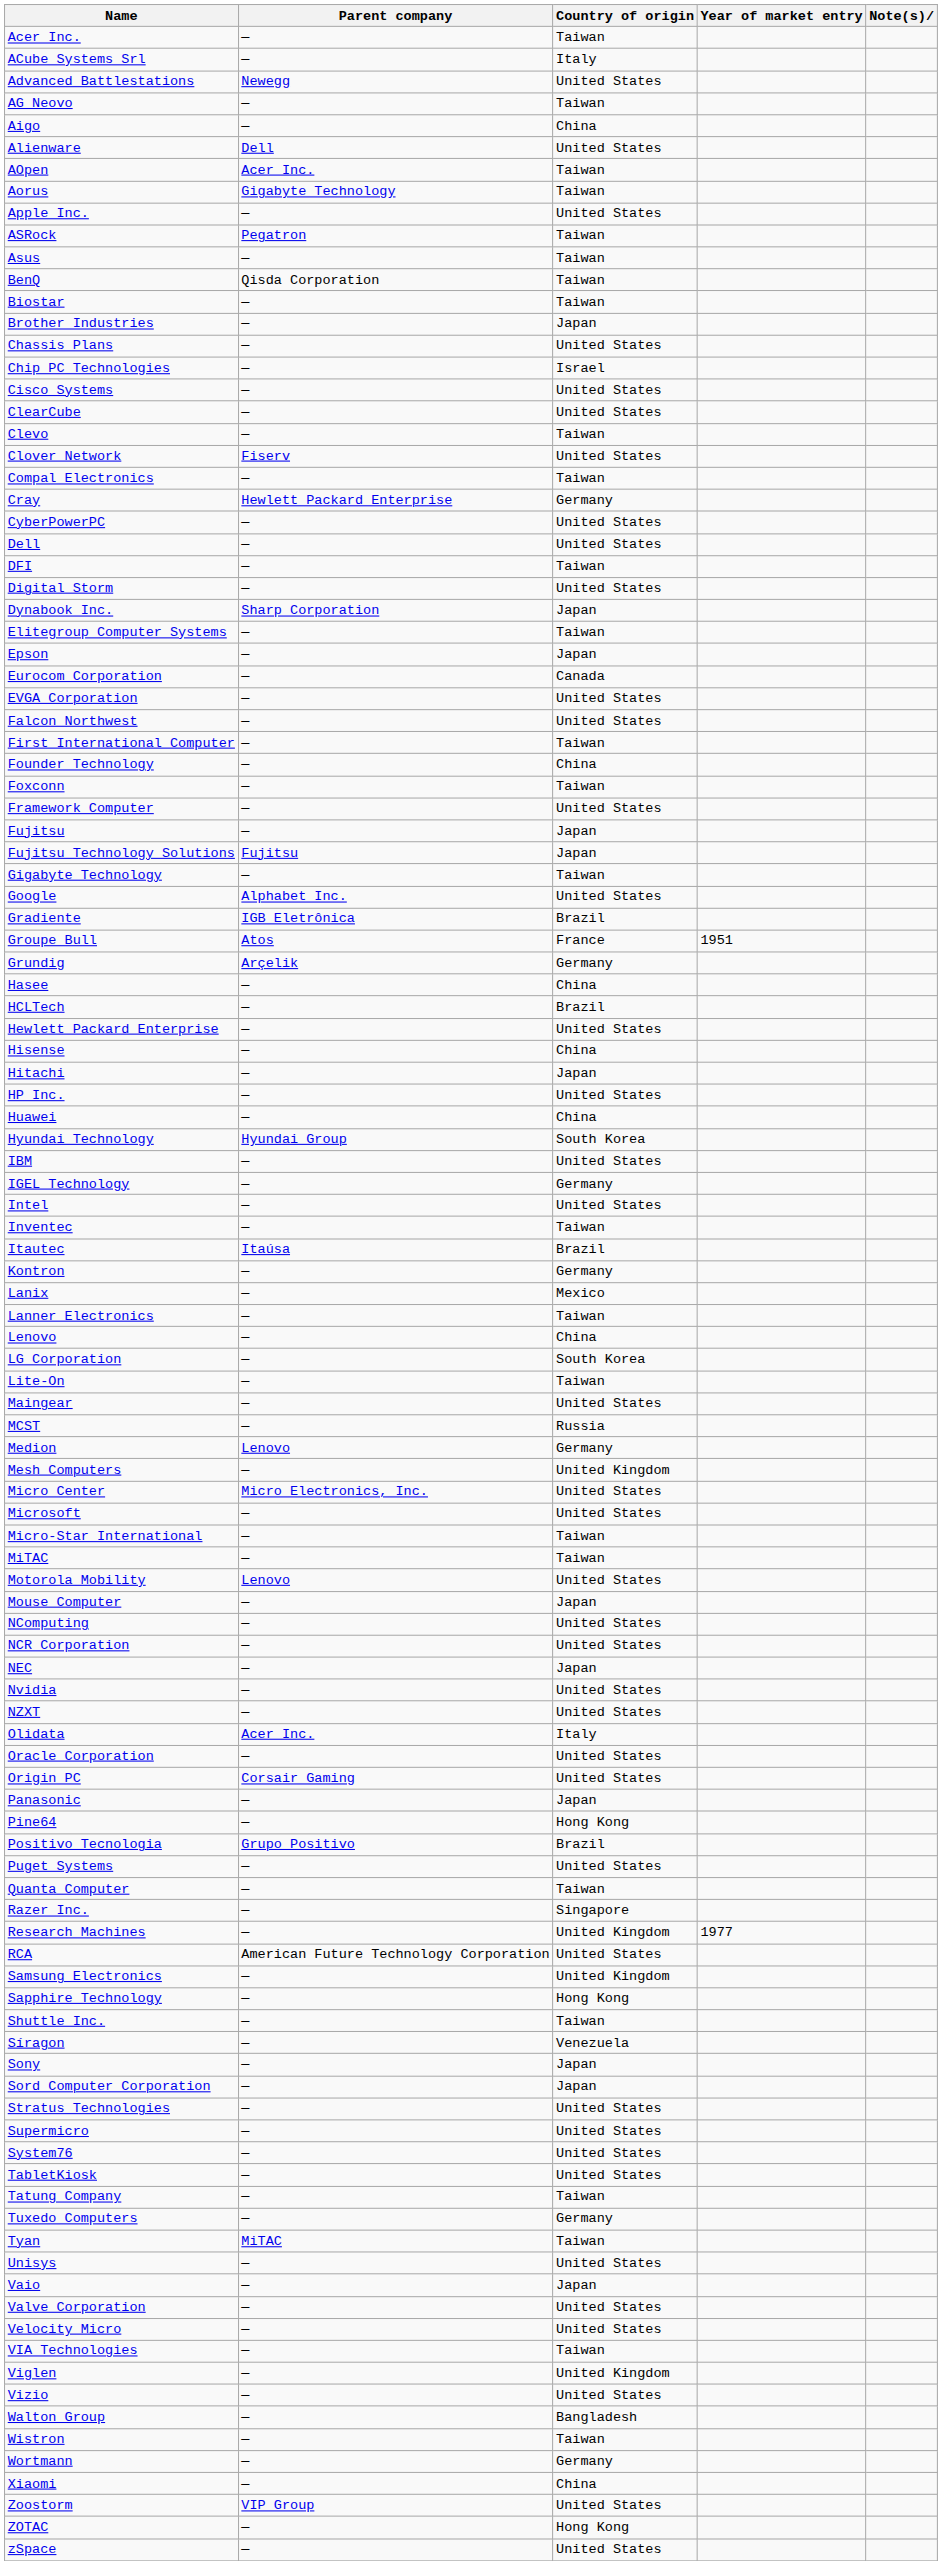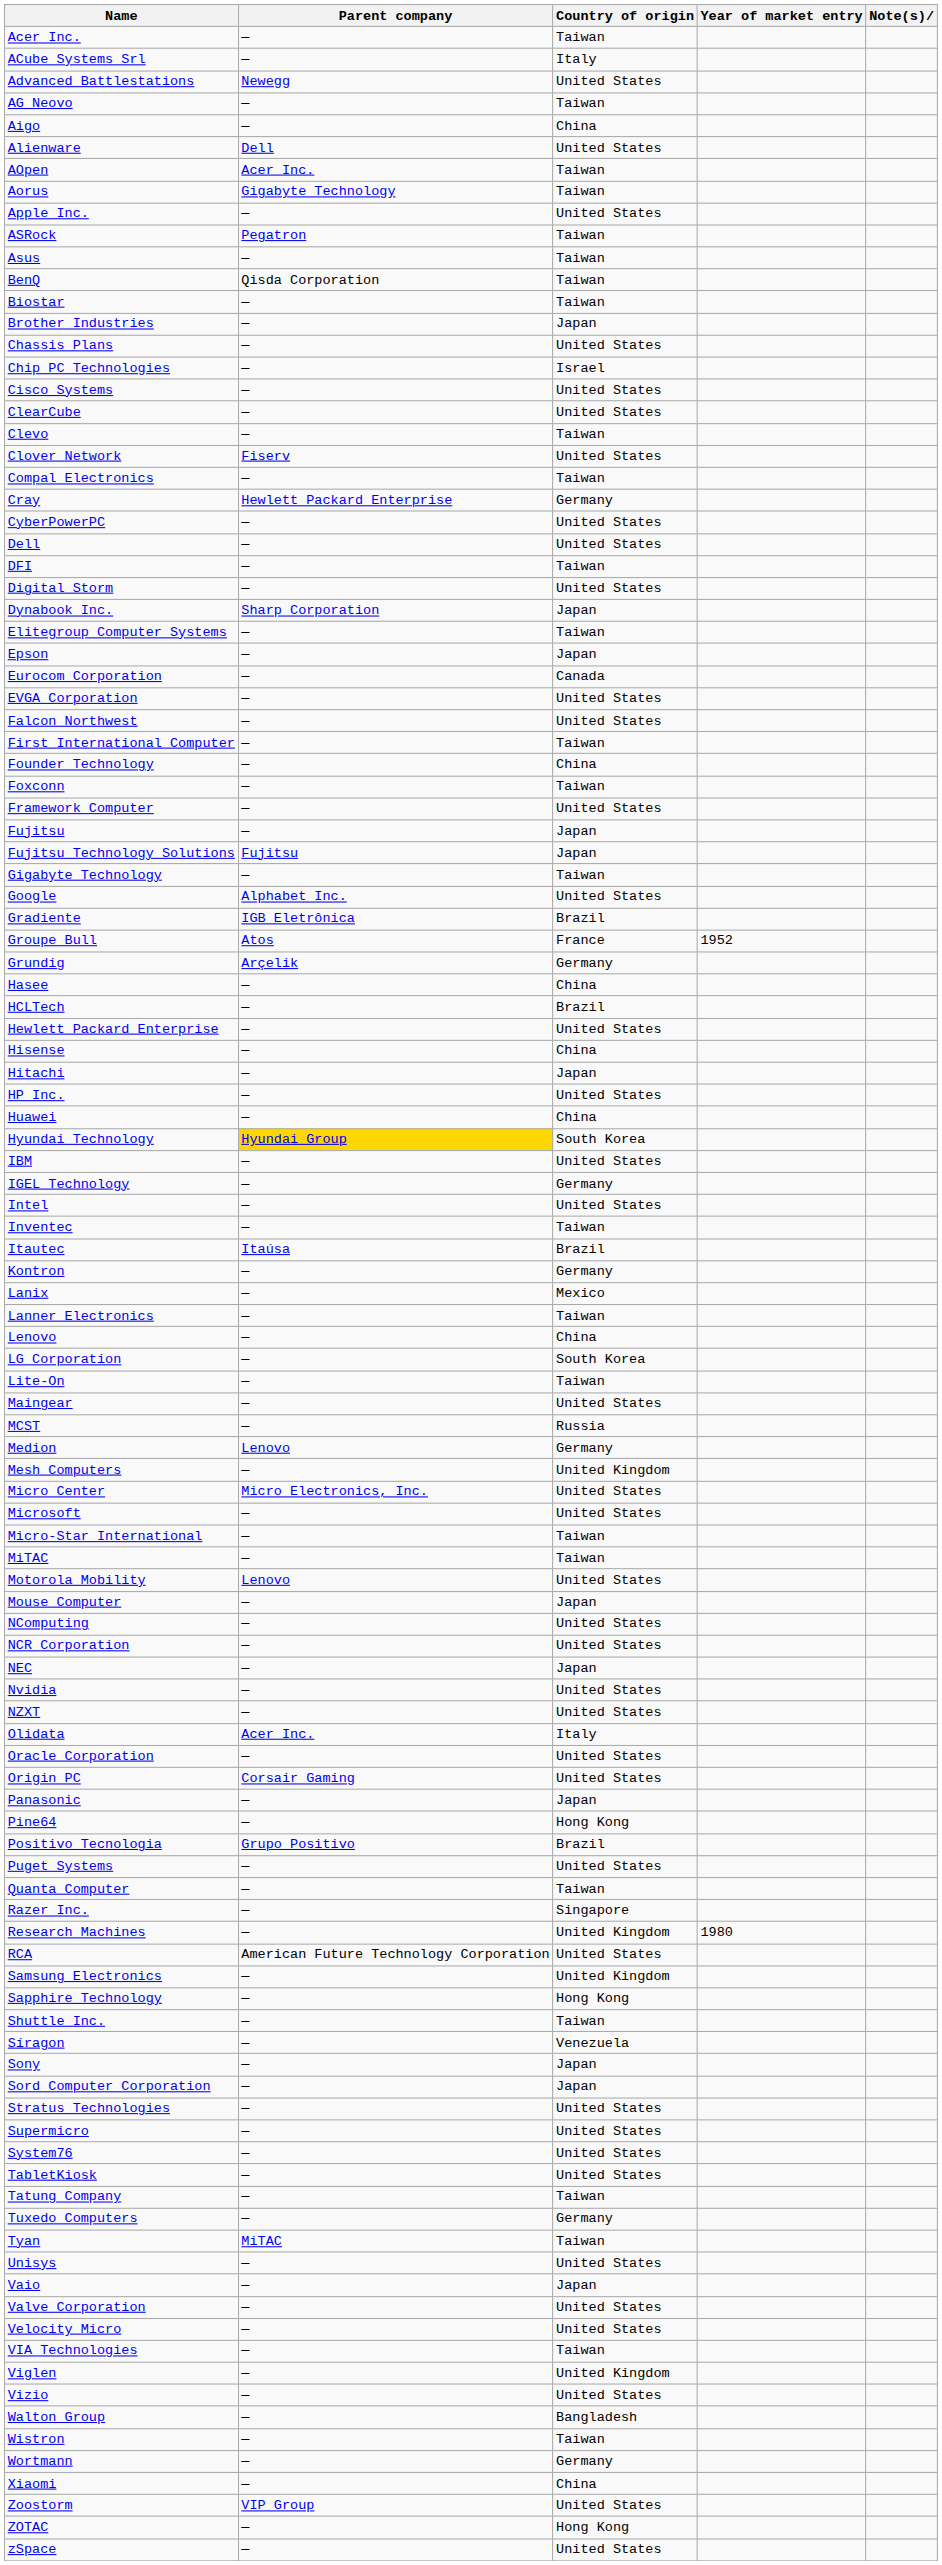(717, 941) 1951 -> (717, 941) 1952
(294, 1139) no background -> (294, 1139) gold background
(717, 1933) 1977 -> (717, 1933) 1980
